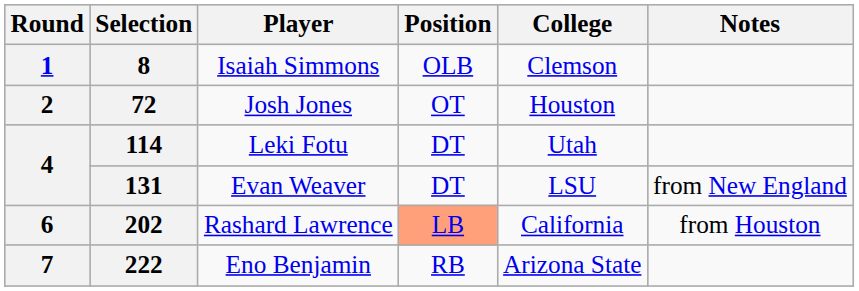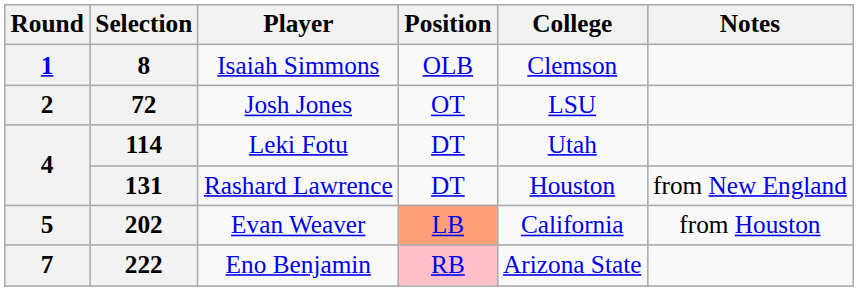(572, 104) Houston -> (572, 104) LSU
(298, 184) Evan Weaver -> (298, 184) Rashard Lawrence
(572, 184) LSU -> (572, 184) Houston
(47, 225) 6 -> (47, 225) 5
(298, 225) Rashard Lawrence -> (298, 225) Evan Weaver
(448, 265) no background -> (448, 265) pink background
